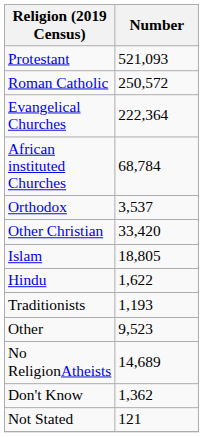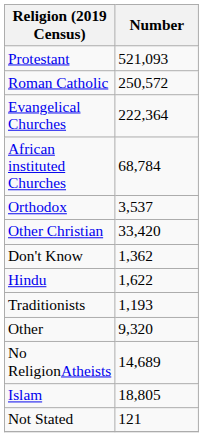rows swapped: (25, 256) <-> (45, 395)
(136, 329) 9,523 -> (136, 329) 9,320
